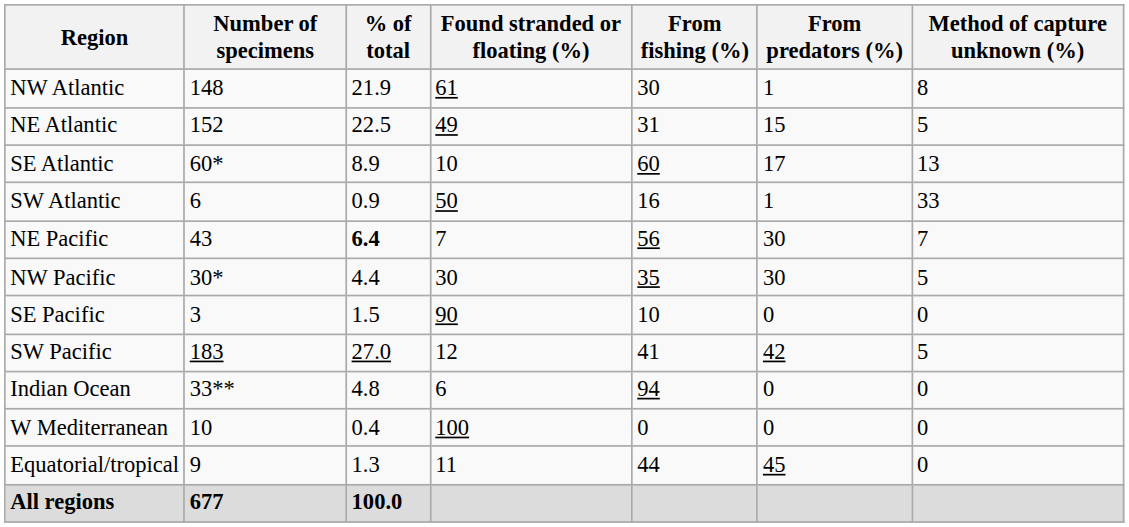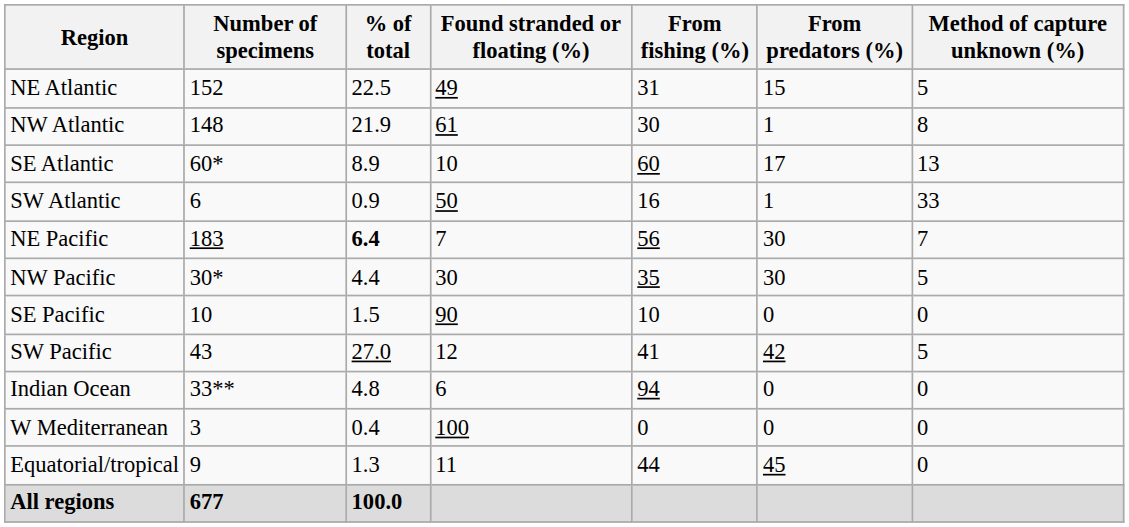rows swapped: (64, 126) <-> (67, 88)
(201, 239) 43 -> (207, 239) 183
(195, 314) 3 -> (201, 314) 10
(207, 352) 183 -> (201, 352) 43
(201, 427) 10 -> (195, 427) 3
